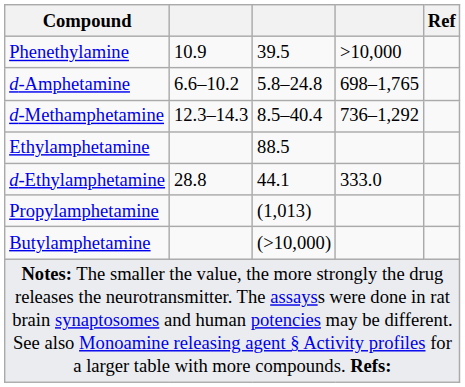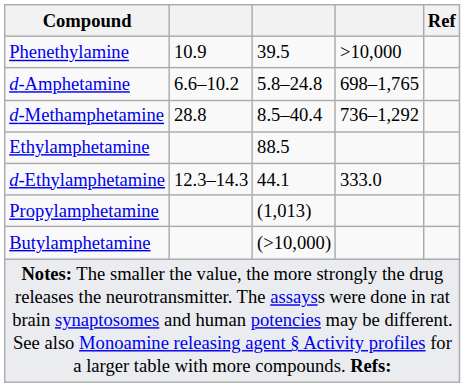(211, 115) 12.3–14.3 -> (190, 115) 28.8
(190, 179) 28.8 -> (211, 179) 12.3–14.3
